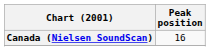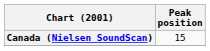(180, 38) 16 -> (180, 38) 15
